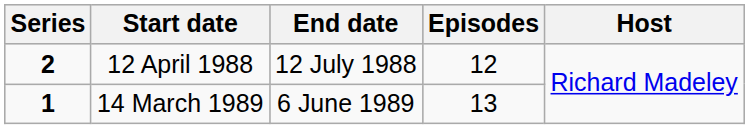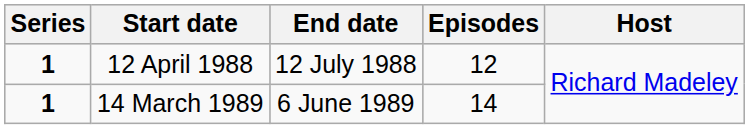(48, 63) 2 -> (48, 63) 1
(484, 103) 13 -> (484, 103) 14
